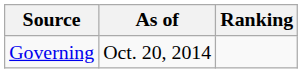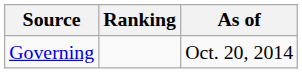columns swapped: (257, 20) <-> (157, 20)
